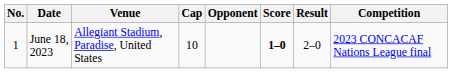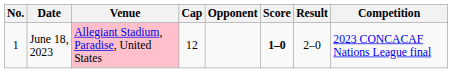(118, 45) no background -> (118, 45) pink background
(192, 45) 10 -> (192, 45) 12
